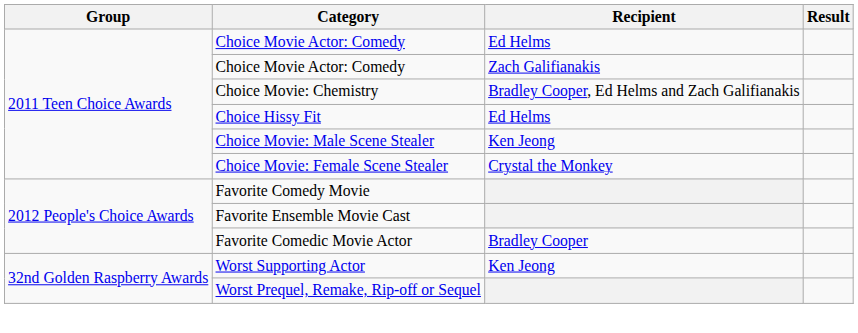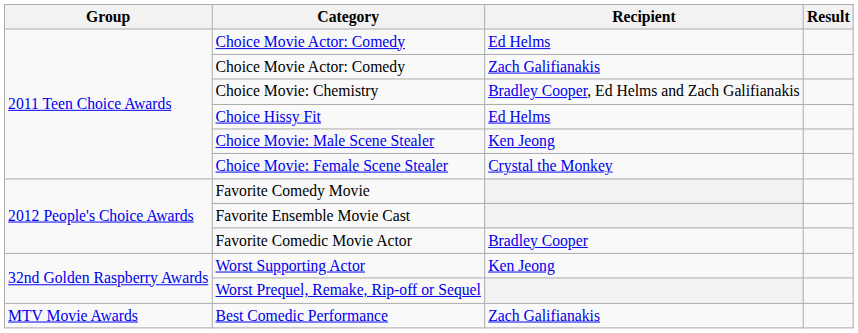+ row: (302, 315)
